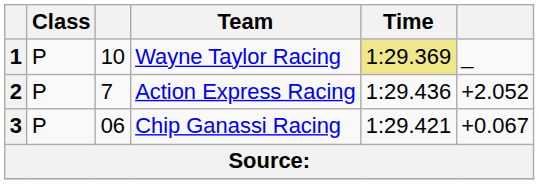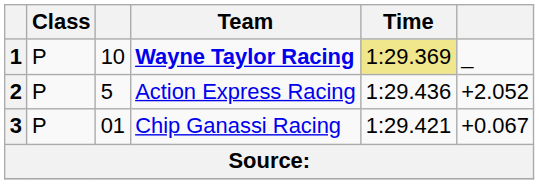(238, 56) normal -> (245, 56) bold
(107, 91) 7 -> (107, 91) 5
(113, 126) 06 -> (113, 126) 01
